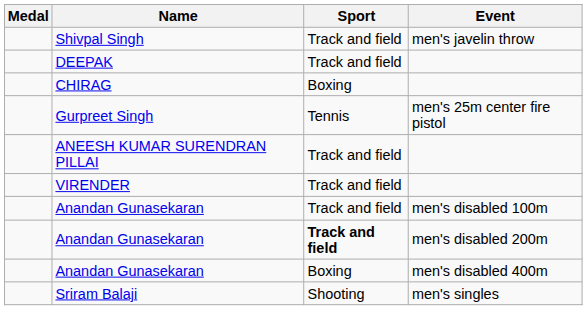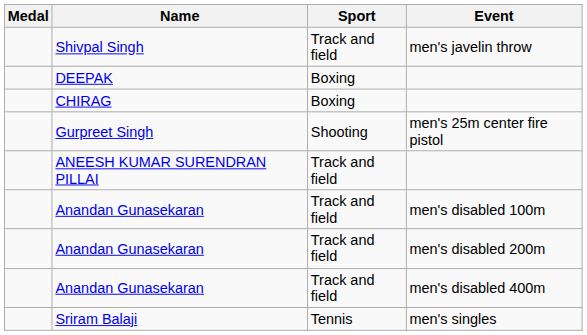(355, 62) Track and field -> (333, 78) Boxing
(328, 116) Tennis -> (339, 132) Shooting
- row: (93, 186)
(341, 239) bold -> (343, 249) normal
(330, 270) Boxing -> (343, 288) Track and field
(336, 293) Shooting -> (332, 319) Tennis
